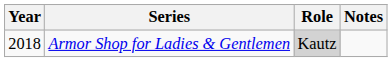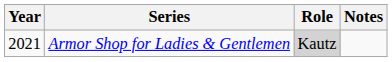(25, 43) 2018 -> (25, 43) 2021
